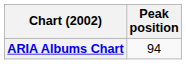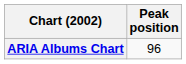(154, 48) 94 -> (154, 48) 96
